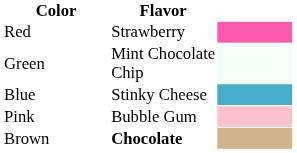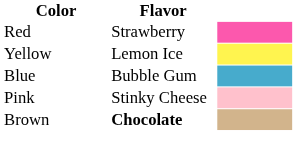+ row: (28, 54)
- row: (24, 63)
(159, 94) Stinky Cheese -> (154, 75) Bubble Gum
(154, 116) Bubble Gum -> (159, 97) Stinky Cheese
